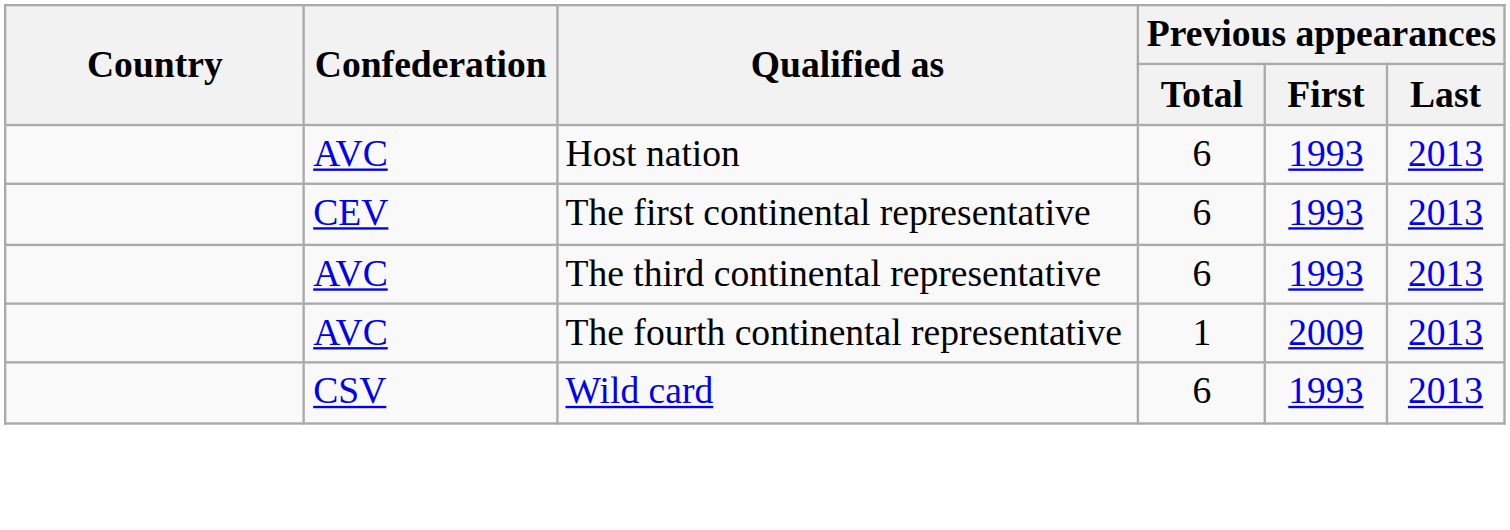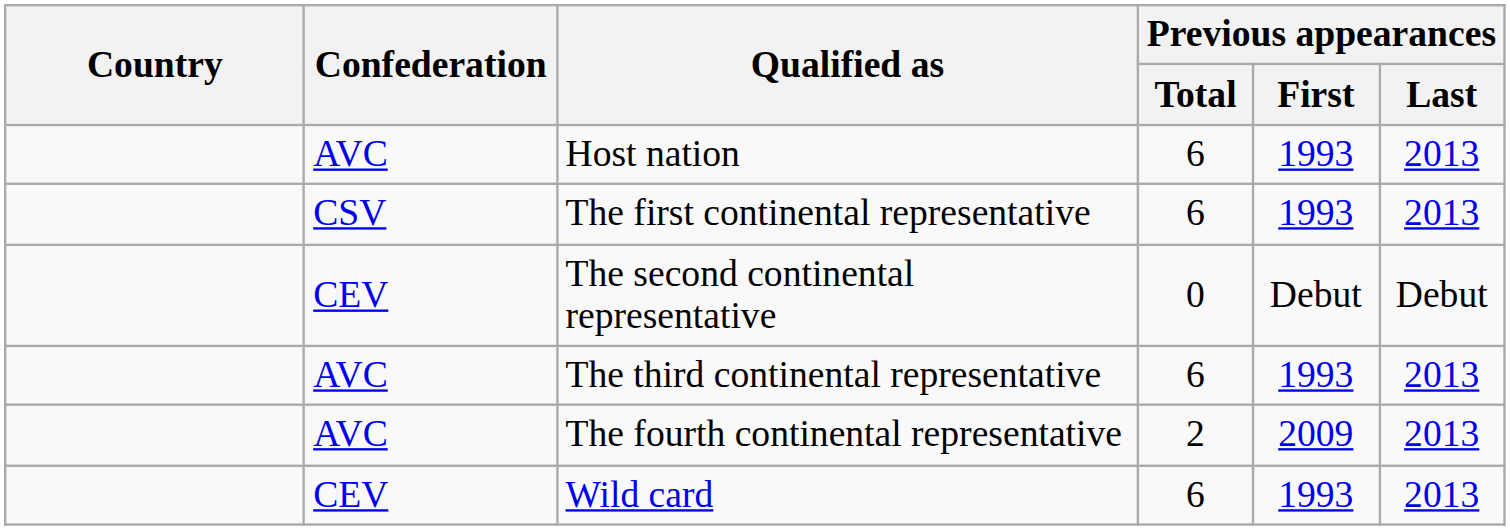(351, 213) CEV -> (350, 213) CSV
+ row: (740, 293)
(1202, 332) 1 -> (1196, 434) 2
(350, 392) CSV -> (351, 494) CEV
